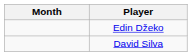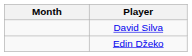rows swapped: (138, 28) <-> (138, 43)
